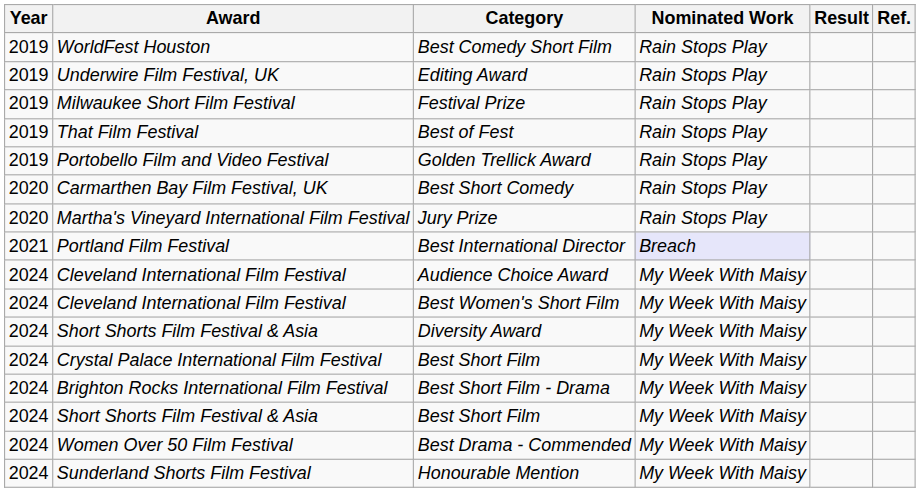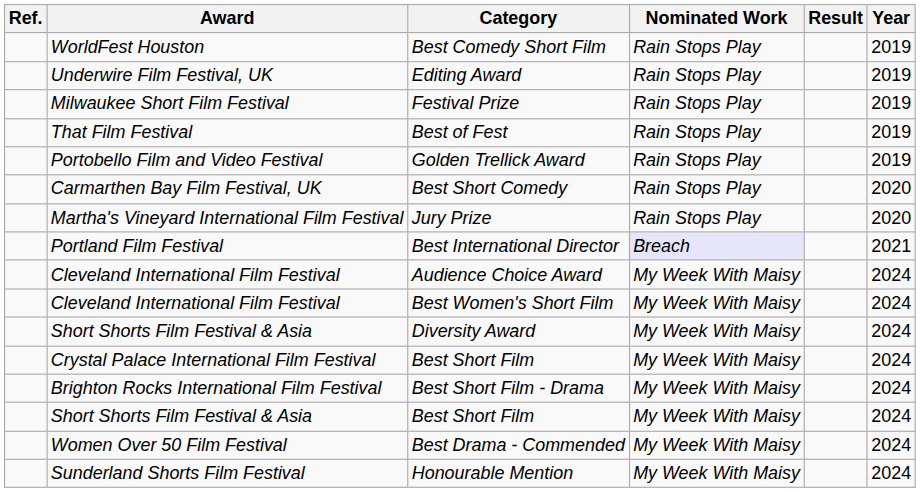columns swapped: (29, 18) <-> (894, 18)
